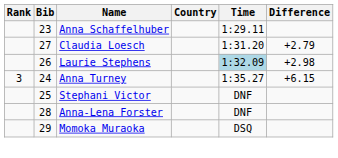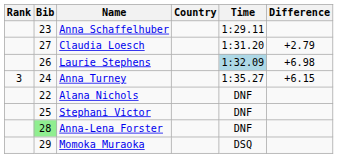(300, 62) +2.98 -> (300, 62) +6.98
+ row: (99, 95)
(45, 112) no background -> (45, 128) lightgreen background
